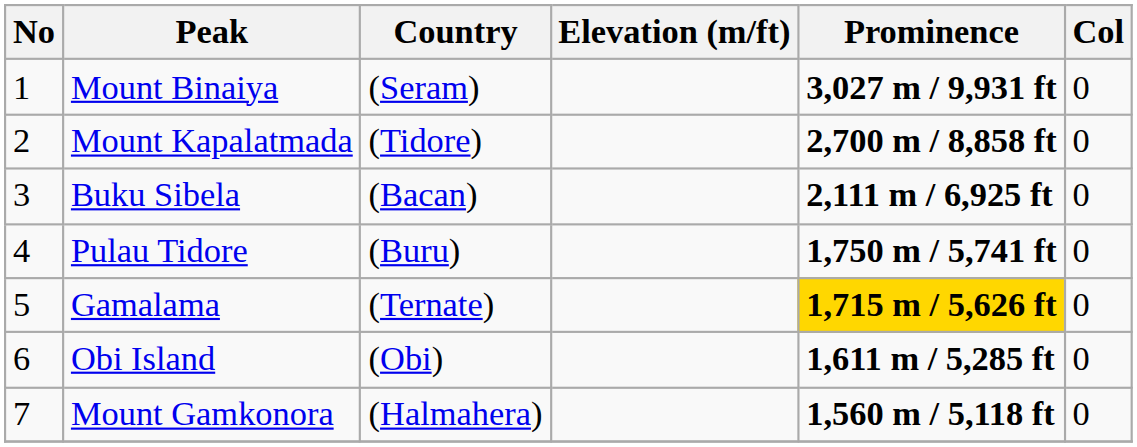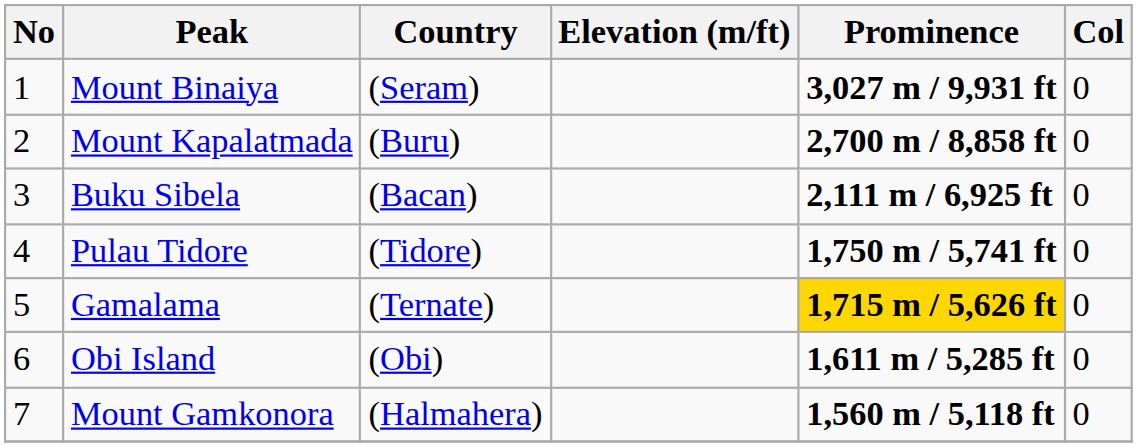(425, 140) (Tidore) -> (414, 140) (Buru)
(414, 250) (Buru) -> (425, 250) (Tidore)
